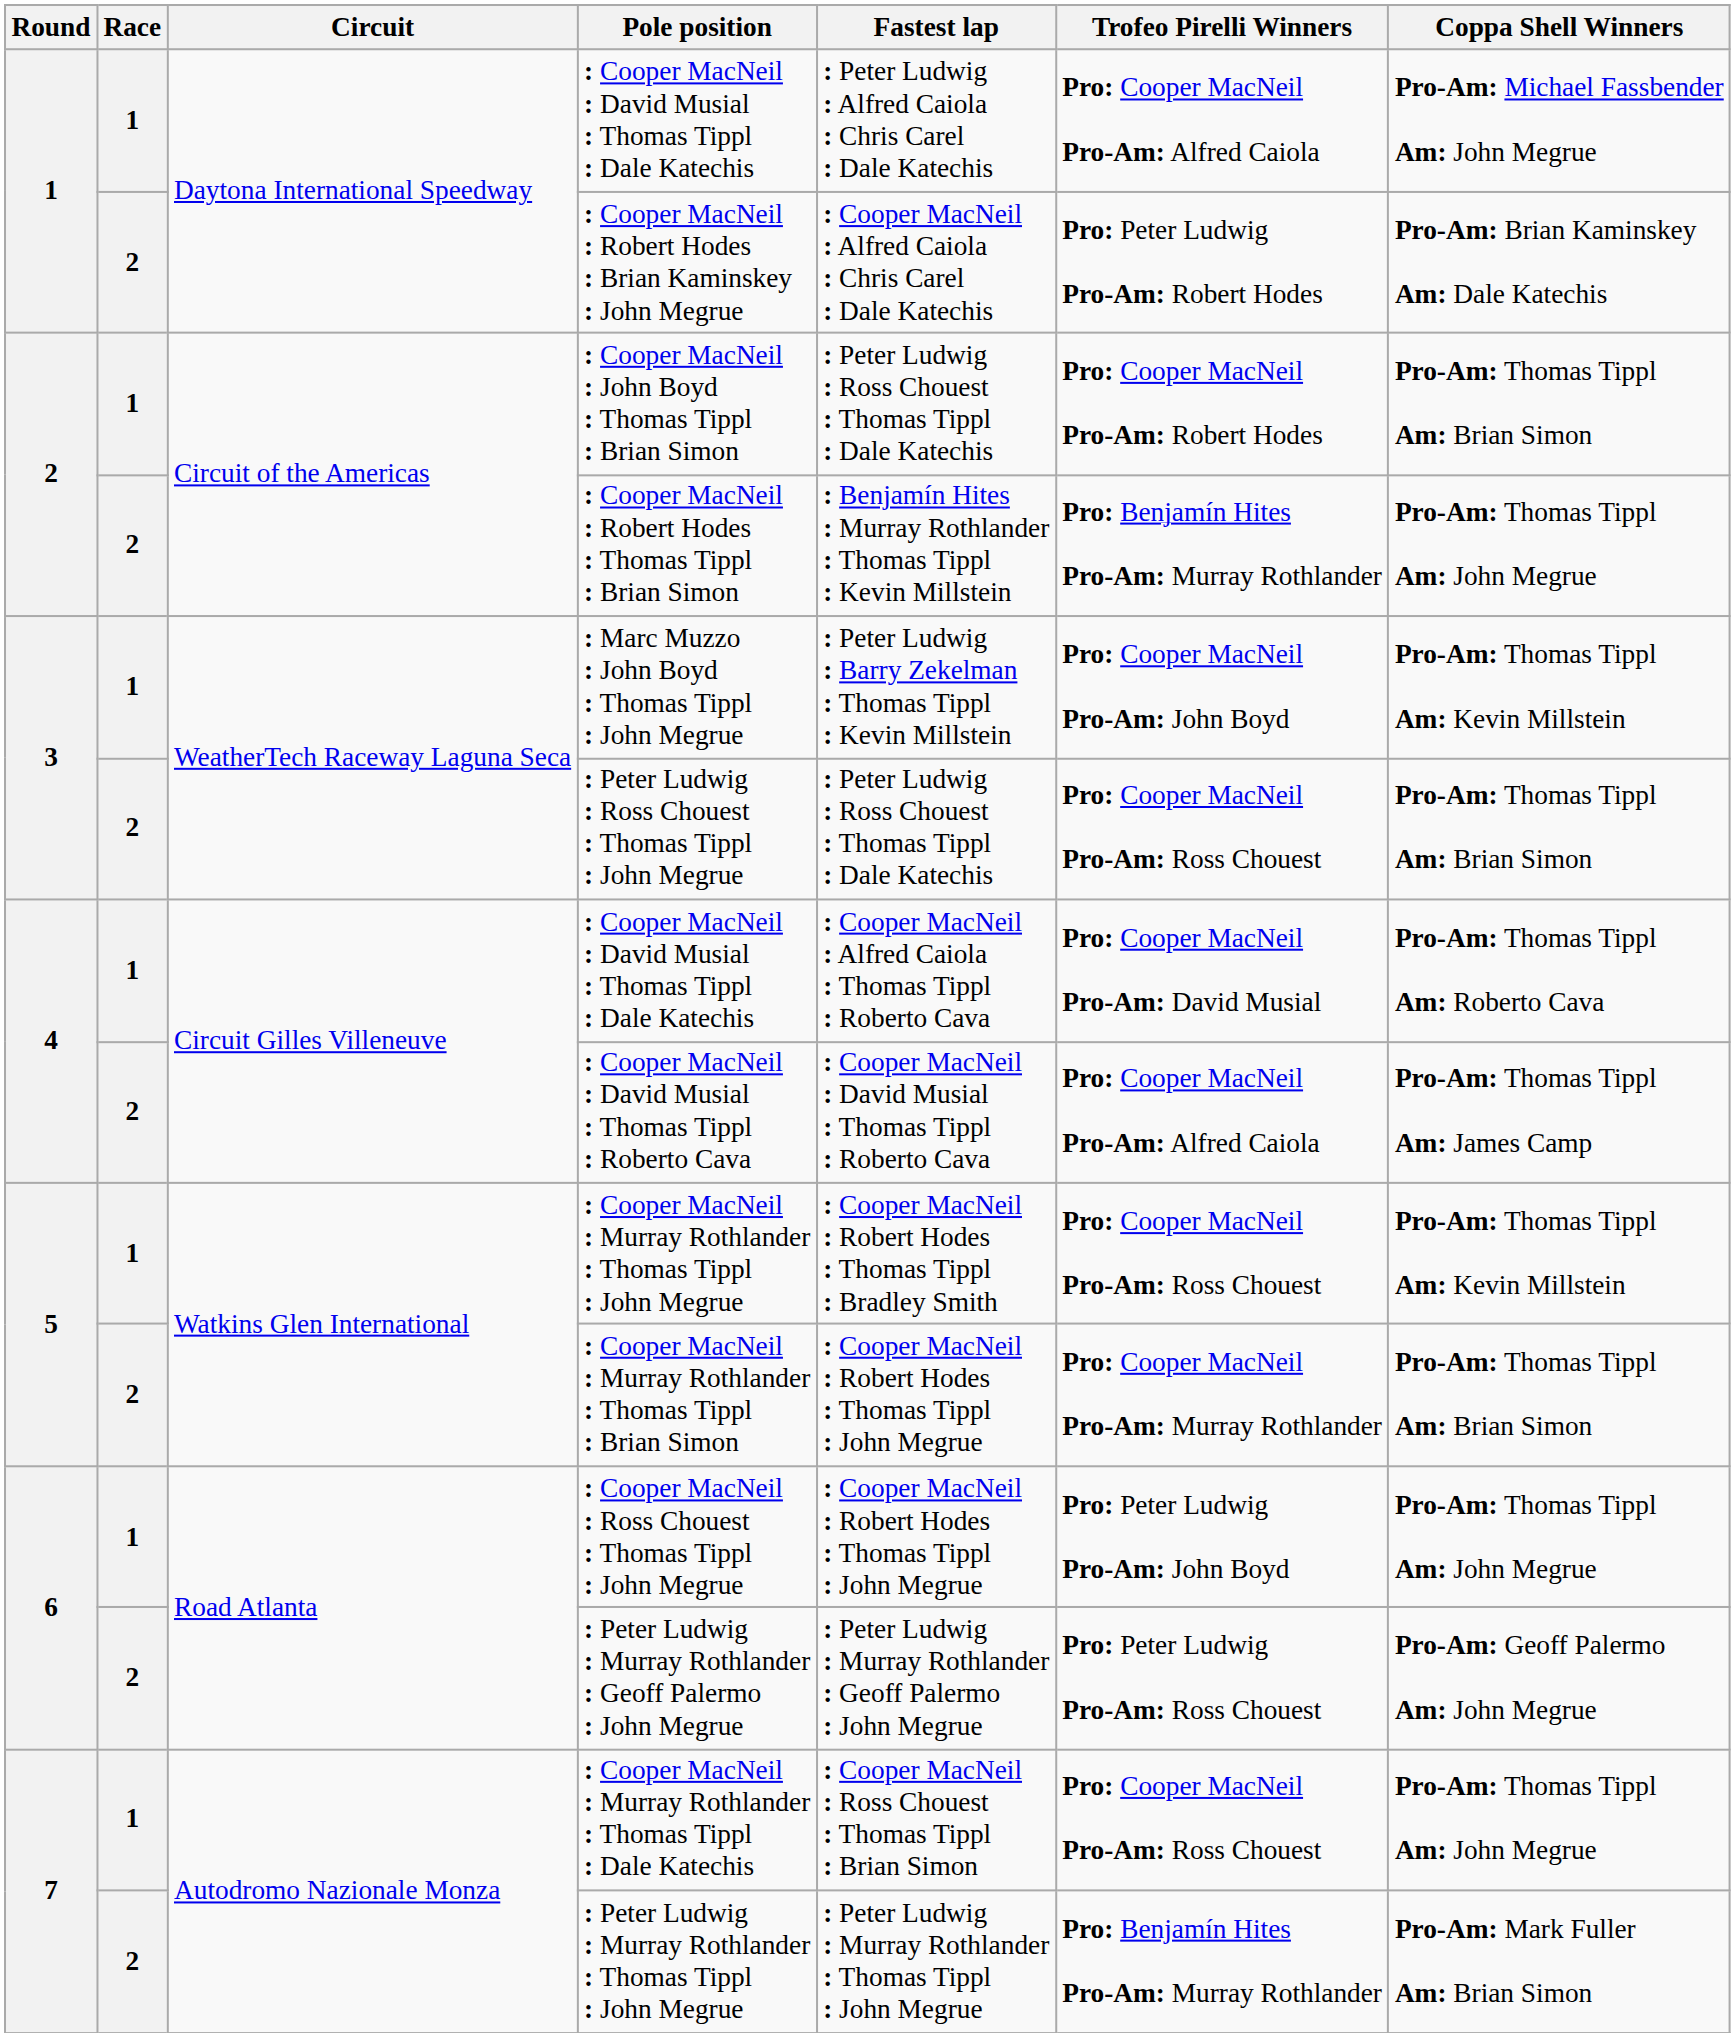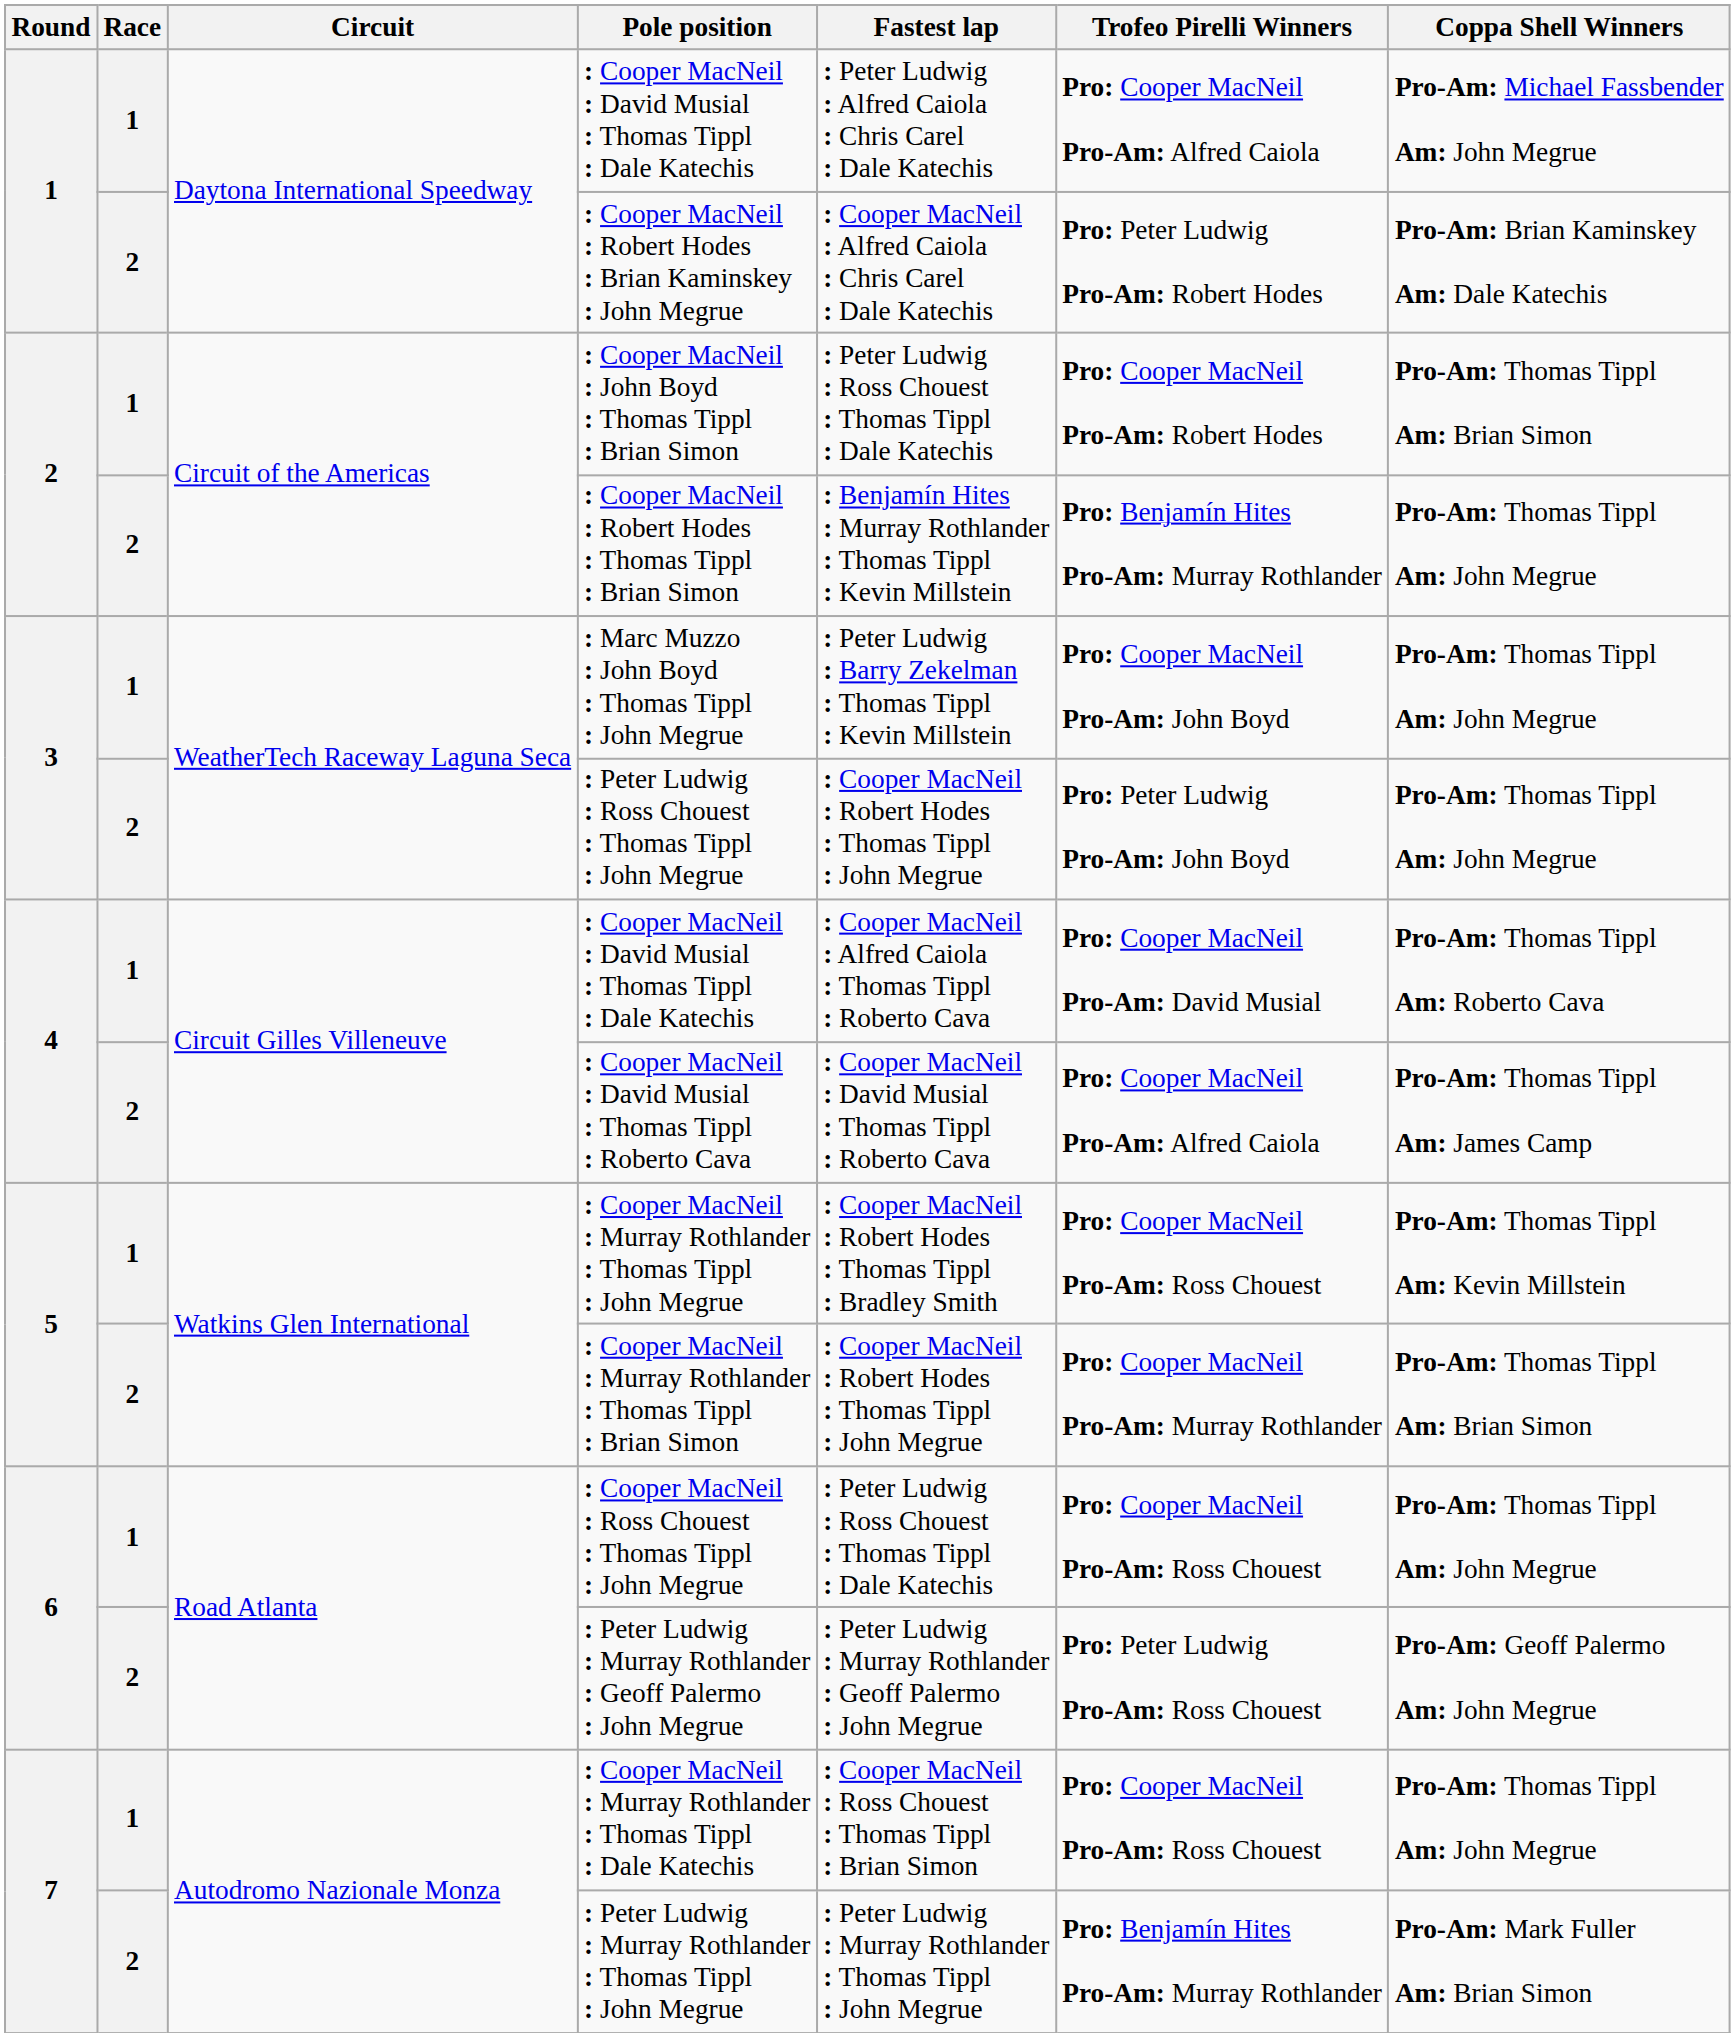(1526, 686) Pro-Am: Thomas Tippl Am: Kevin Millstein -> (1526, 686) Pro-Am: Thomas Tippl Am: John Megrue
(908, 827) : Peter Ludwig : Ross Chouest : Thomas Tippl : Dale Katechis -> (923, 827) : Cooper MacNeil : Robert Hodes : Thomas Tippl : John Megrue
(1192, 827) Pro: Cooper MacNeil Pro-Am: Ross Chouest -> (1176, 827) Pro: Peter Ludwig Pro-Am: John Boyd
(1526, 827) Pro-Am: Thomas Tippl Am: Brian Simon -> (1526, 827) Pro-Am: Thomas Tippl Am: John Megrue
(923, 1535) : Cooper MacNeil : Robert Hodes : Thomas Tippl : John Megrue -> (908, 1535) : Peter Ludwig : Ross Chouest : Thomas Tippl : Dale Katechis
(1176, 1535) Pro: Peter Ludwig Pro-Am: John Boyd -> (1192, 1535) Pro: Cooper MacNeil Pro-Am: Ross Chouest
